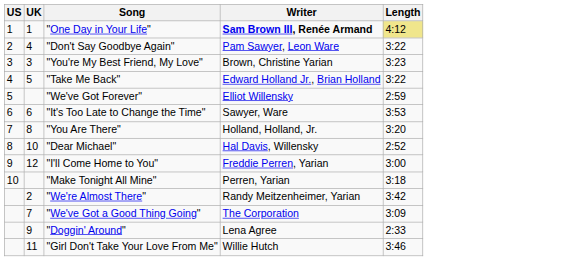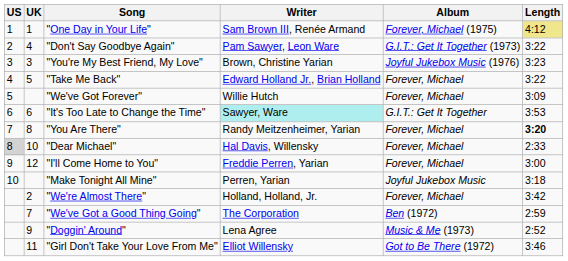+ column: (453, 12)
(298, 29) bold -> (294, 29) normal
(258, 96) Elliot Willensky -> (250, 96) Willie Hutch
(396, 96) 2:59 -> (535, 96) 3:09
(255, 113) no background -> (255, 113) paleturquoise background
(270, 130) Holland, Holland, Jr. -> (291, 130) Randy Meitzenheimer, Yarian
(396, 130) normal -> (536, 130) bold
(10, 146) no background -> (10, 146) lightgrey background
(396, 146) 2:52 -> (535, 146) 2:33
(291, 197) Randy Meitzenheimer, Yarian -> (270, 197) Holland, Holland, Jr.
(396, 213) 3:09 -> (535, 213) 2:59
(396, 230) 2:33 -> (535, 230) 2:52
(250, 247) Willie Hutch -> (258, 247) Elliot Willensky
